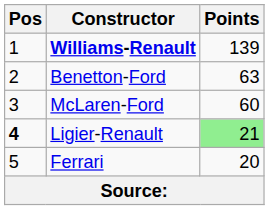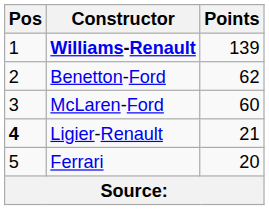(249, 76) 63 -> (249, 76) 62
(249, 134) lightgreen background -> (249, 134) no background
